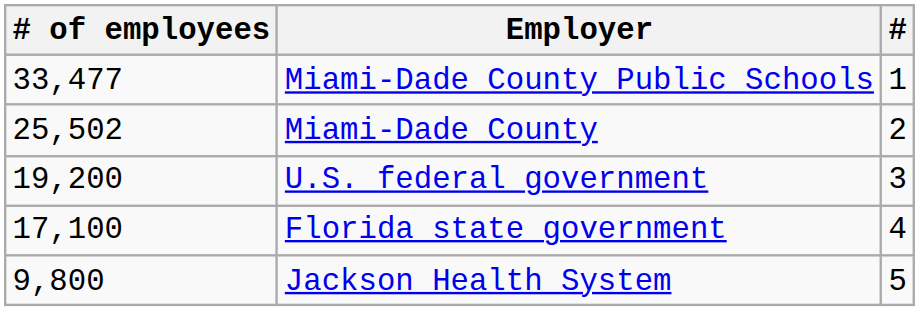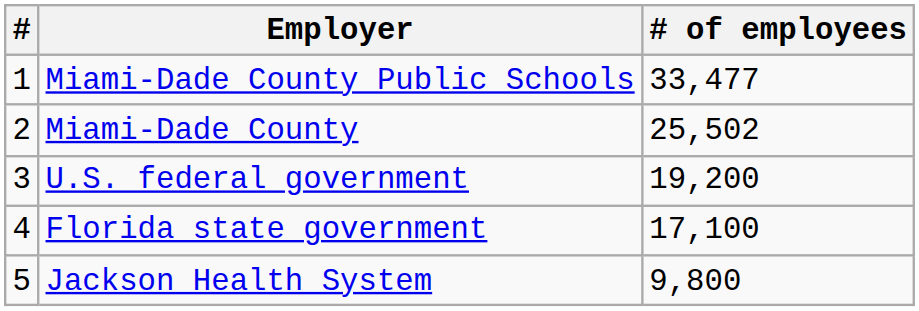columns swapped: (898, 30) <-> (141, 30)
